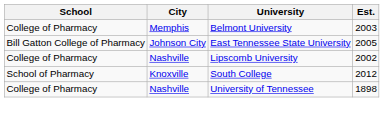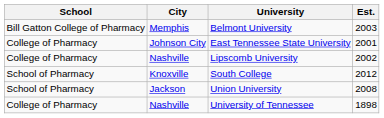(52, 27) College of Pharmacy -> (76, 27) Bill Gatton College of Pharmacy
(76, 43) Bill Gatton College of Pharmacy -> (52, 43) College of Pharmacy
(366, 43) 2005 -> (366, 43) 2001
+ row: (246, 89)
